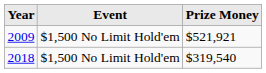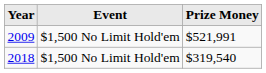(211, 36) $521,921 -> (211, 36) $521,991
